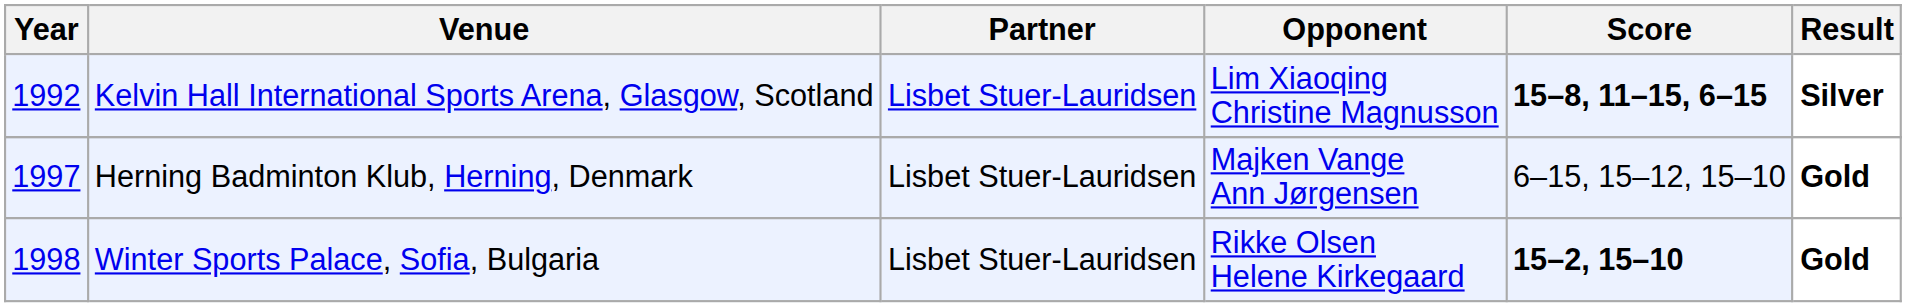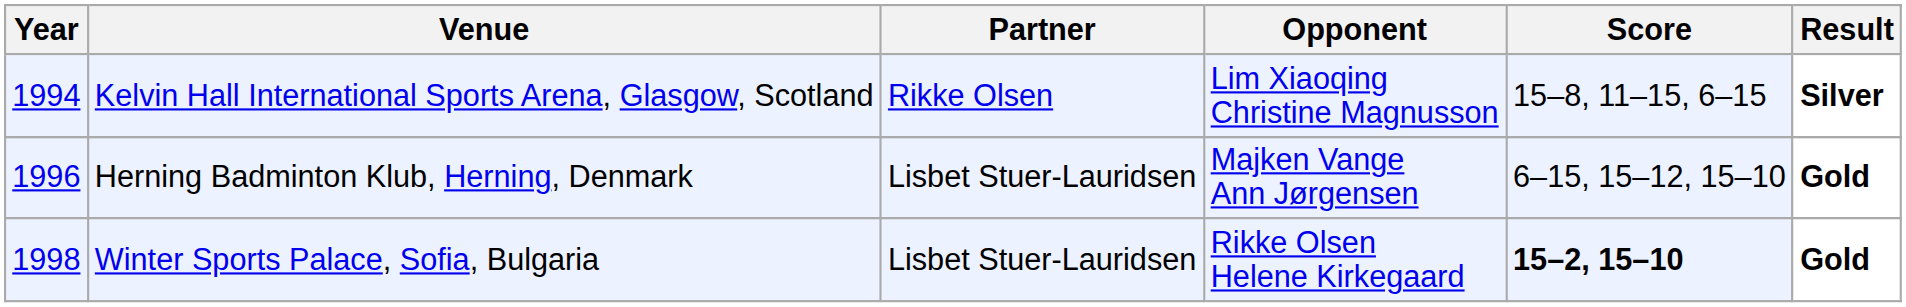(46, 95) 1992 -> (46, 95) 1994
(1042, 95) Lisbet Stuer-Lauridsen -> (971, 95) Rikke Olsen
(1640, 95) bold -> (1640, 95) normal
(46, 178) 1997 -> (46, 178) 1996
